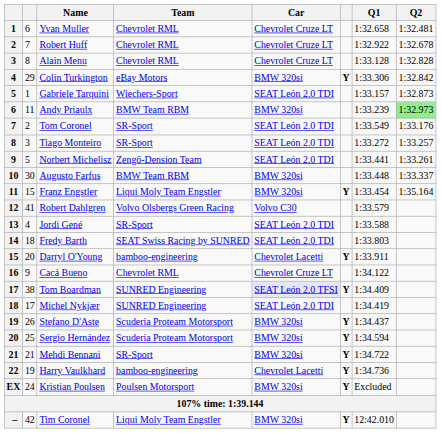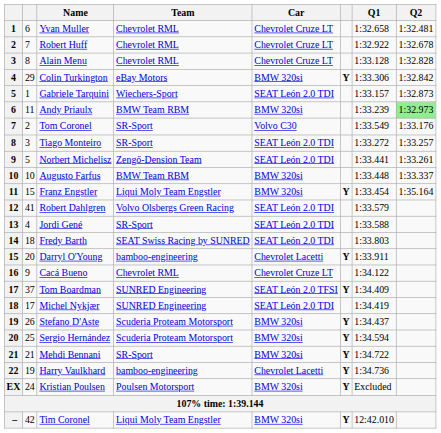(294, 126) SEAT León 2.0 TDI -> (275, 126) Volvo C30
(30, 175) 30 -> (30, 175) 10
(275, 208) Volvo C30 -> (294, 208) SEAT León 2.0 TDI
(30, 289) 38 -> (30, 289) 37
(296, 289) lavender background -> (296, 289) no background
